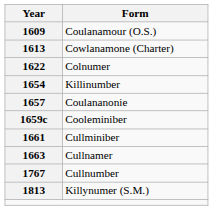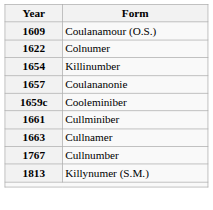- row: (34, 48)
